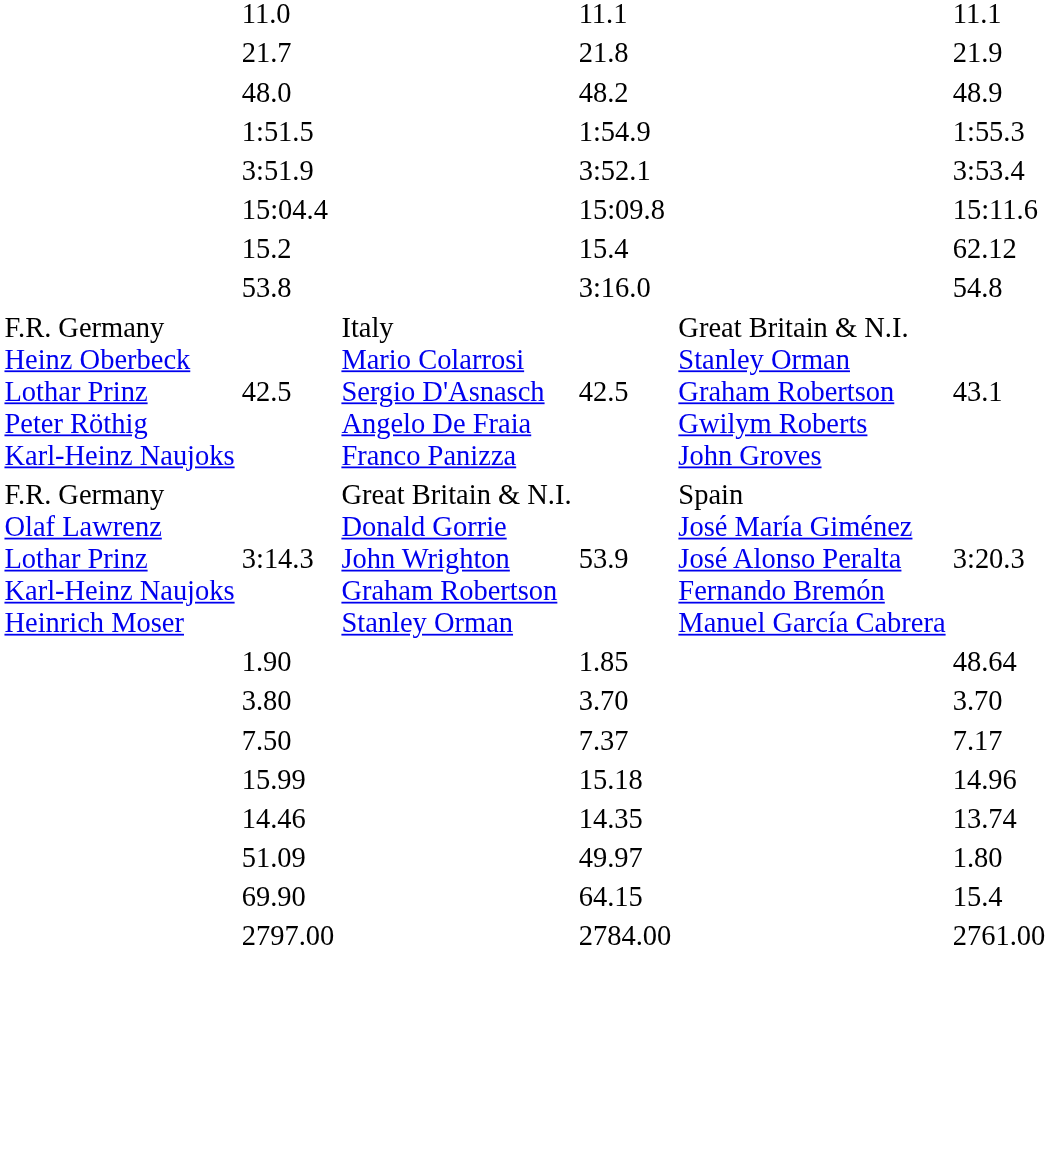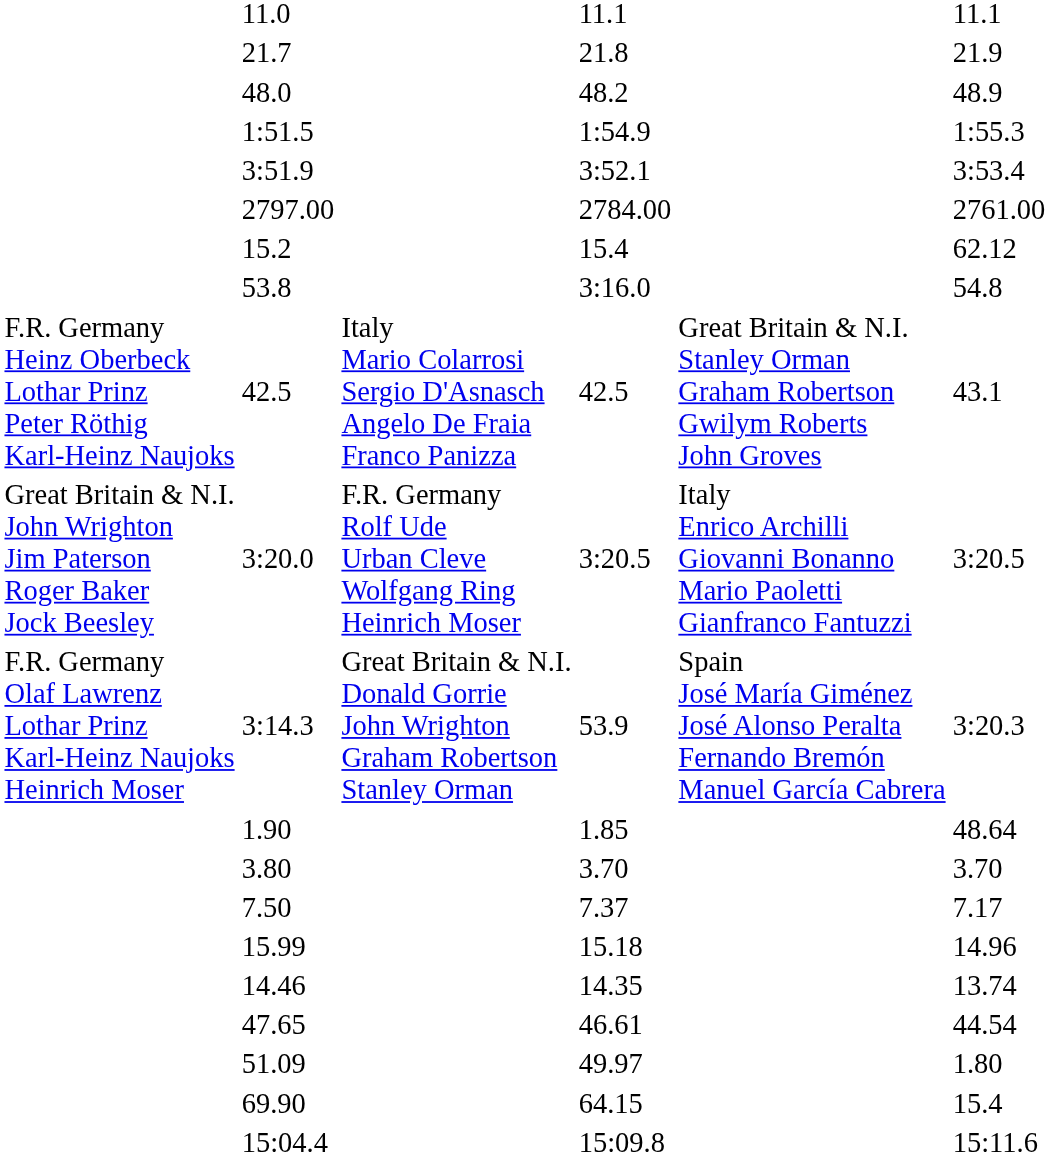rows swapped: (285, 209) <-> (288, 936)
+ row: (278, 558)
+ row: (274, 1025)
